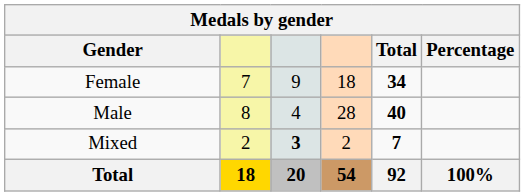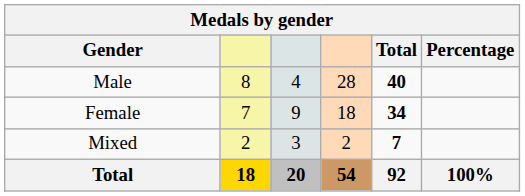rows swapped: (113, 112) <-> (113, 81)
(296, 143) bold -> (296, 143) normal
